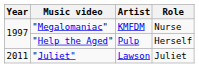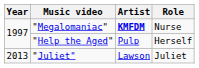(131, 26) normal -> (131, 26) bold
(17, 56) 2011 -> (17, 56) 2013
